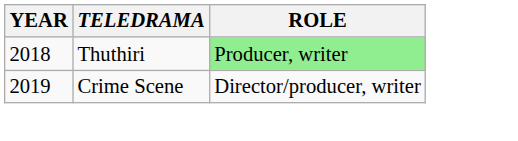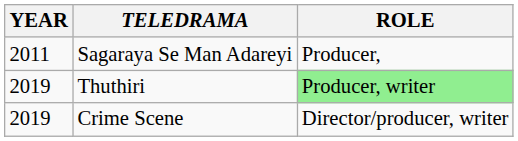+ row: (185, 53)
(30, 53) 2018 -> (30, 86) 2019
